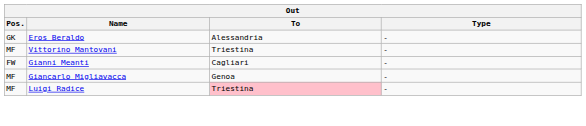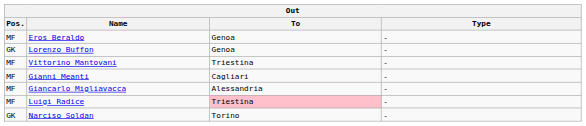(11, 36) GK -> (11, 36) MF
(237, 36) Alessandria -> (223, 36) Genoa
+ row: (61, 49)
(11, 62) FW -> (11, 75) MF
(223, 75) Genoa -> (237, 88) Alessandria
+ row: (61, 114)
